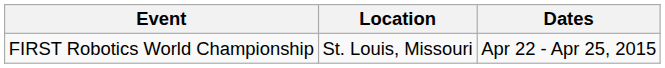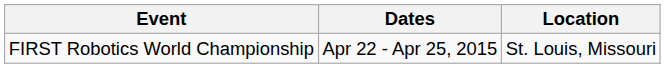columns swapped: (398, 19) <-> (569, 19)
